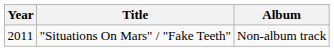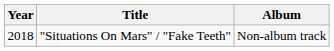(20, 35) 2011 -> (21, 35) 2018
